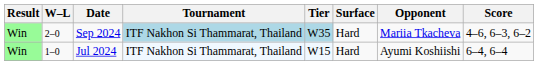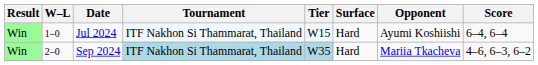rows swapped: (96, 51) <-> (98, 32)
